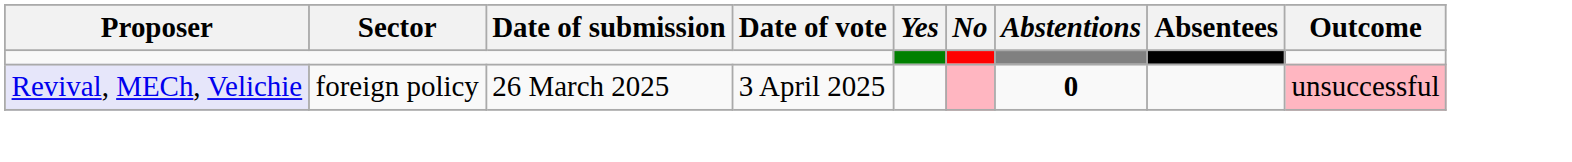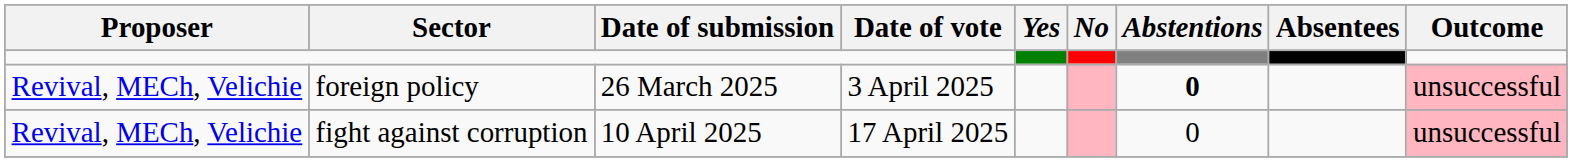(157, 86) lavender background -> (157, 86) no background
+ row: (451, 132)
